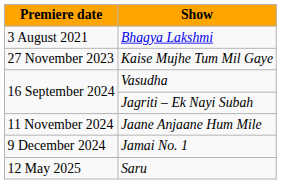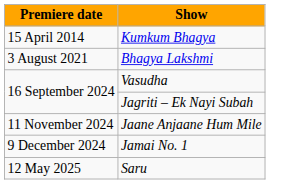+ row: (168, 37)
- row: (197, 59)
